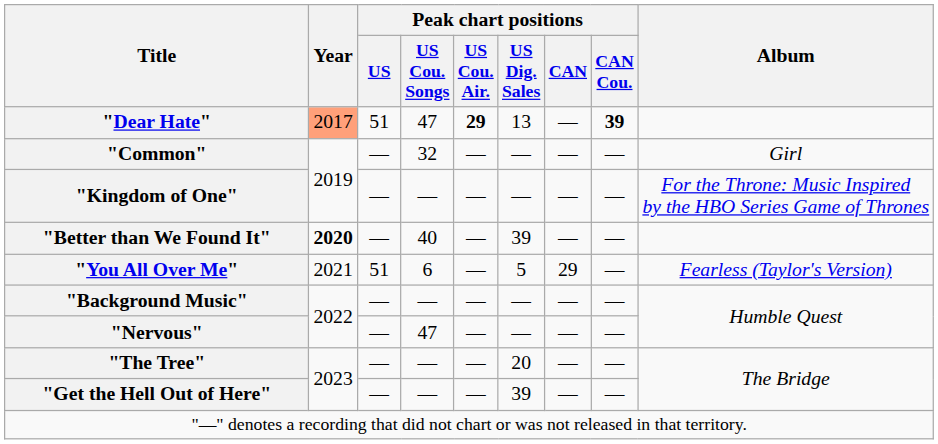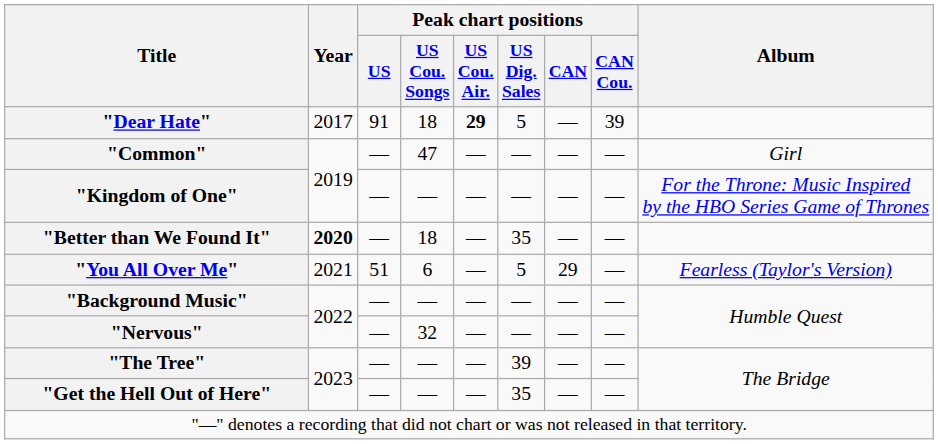(333, 122) lightsalmon background -> (333, 122) no background
(379, 122) 51 -> (379, 122) 91
(427, 122) 47 -> (427, 122) 18
(521, 122) 13 -> (521, 122) 5
(615, 122) bold -> (615, 122) normal
(427, 153) 32 -> (427, 153) 47
(427, 238) 40 -> (427, 238) 18
(521, 238) 39 -> (521, 238) 35
(427, 331) 47 -> (427, 331) 32
(521, 362) 20 -> (521, 362) 39
(521, 394) 39 -> (521, 394) 35
